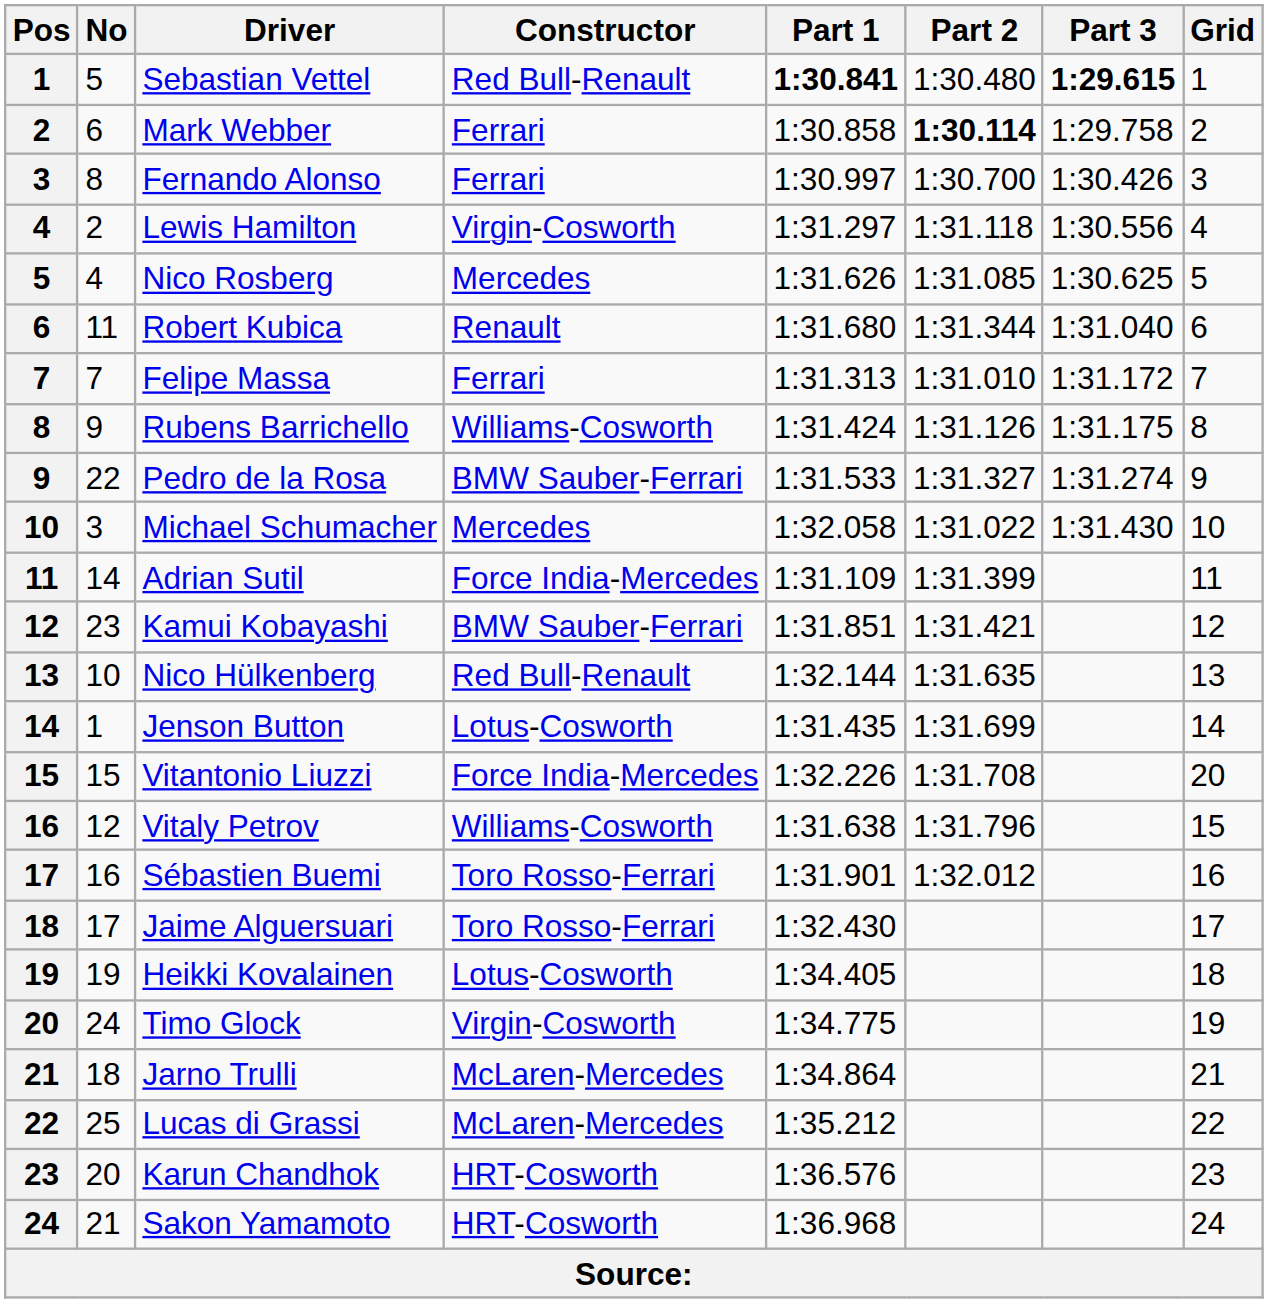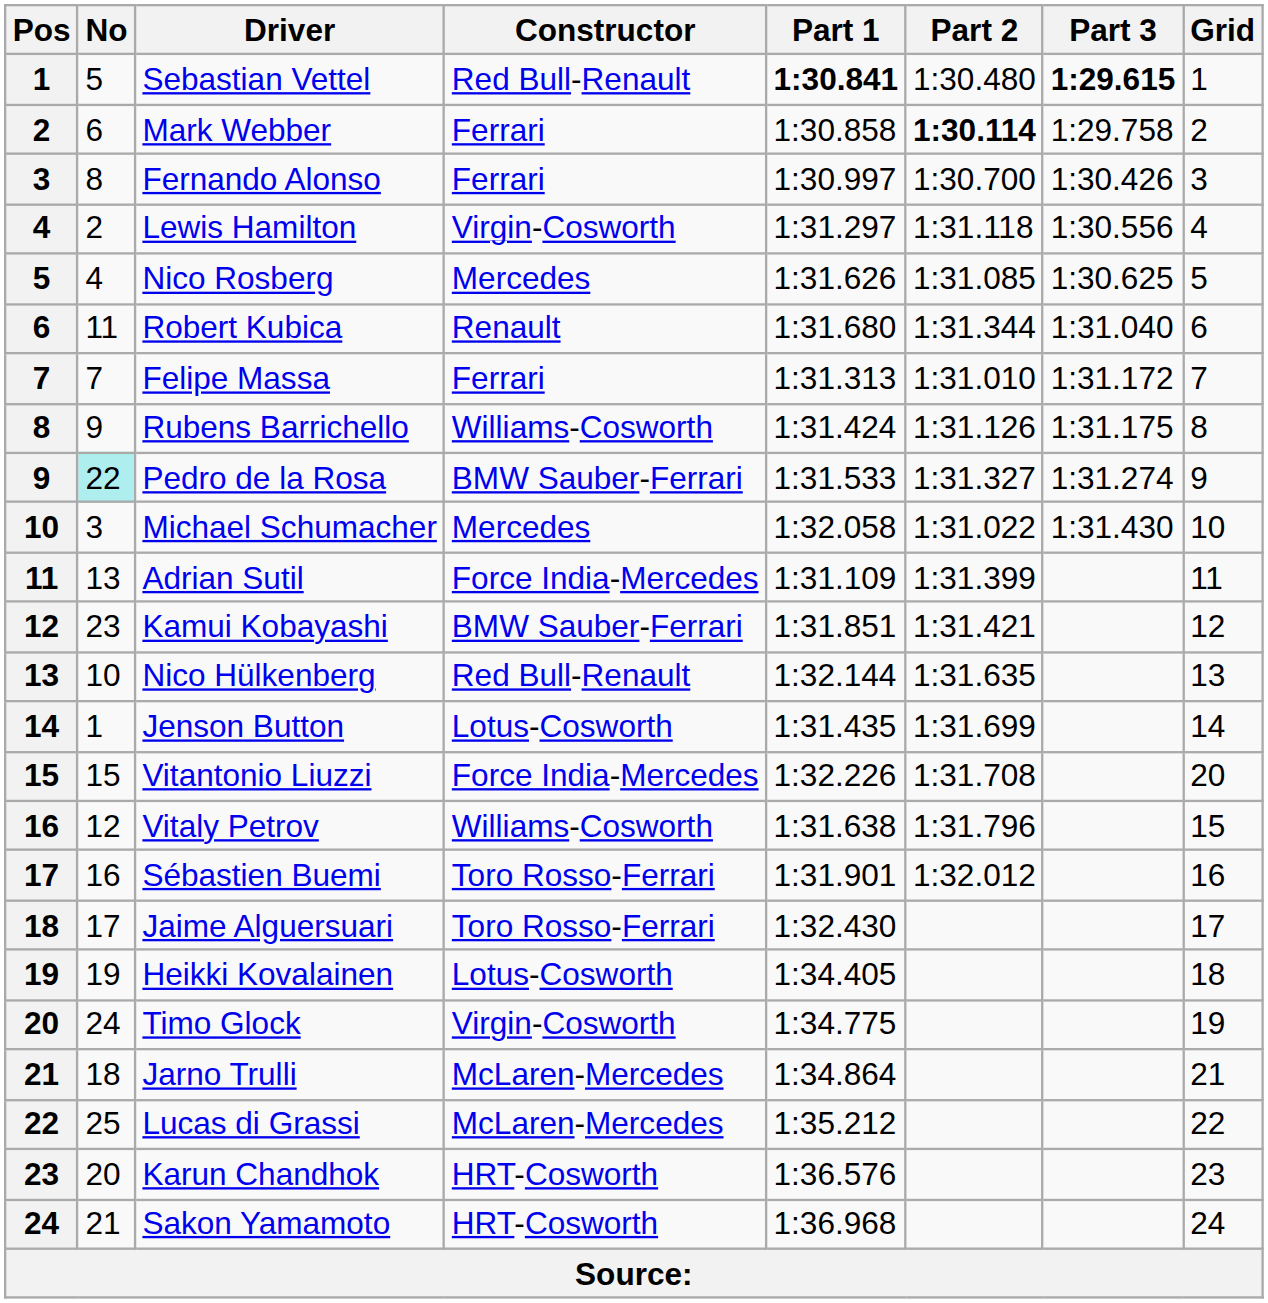(103, 477) no background -> (103, 477) paleturquoise background
(103, 577) 14 -> (103, 577) 13
